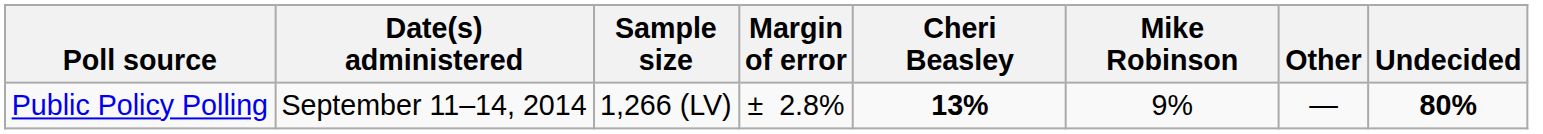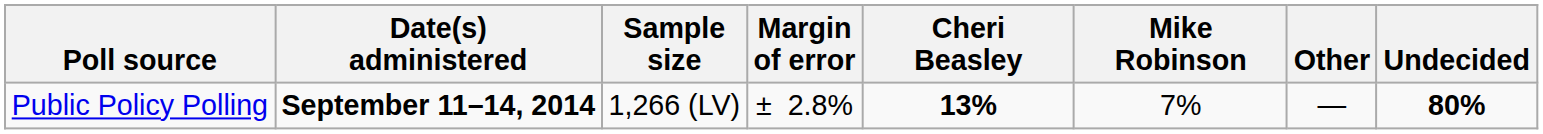(434, 105) normal -> (438, 105) bold
(1172, 105) 9% -> (1181, 105) 7%
